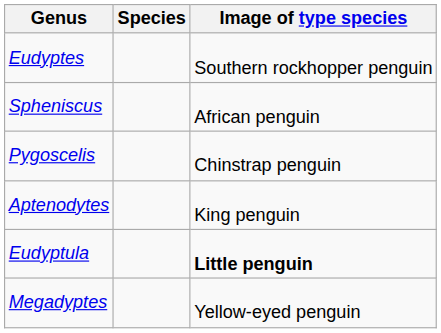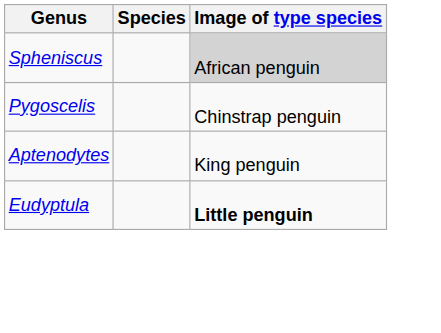- row: (46, 57)
(257, 116) no background -> (257, 67) lightgrey background
- row: (58, 302)
